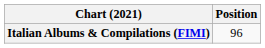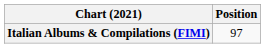(236, 33) 96 -> (236, 33) 97
